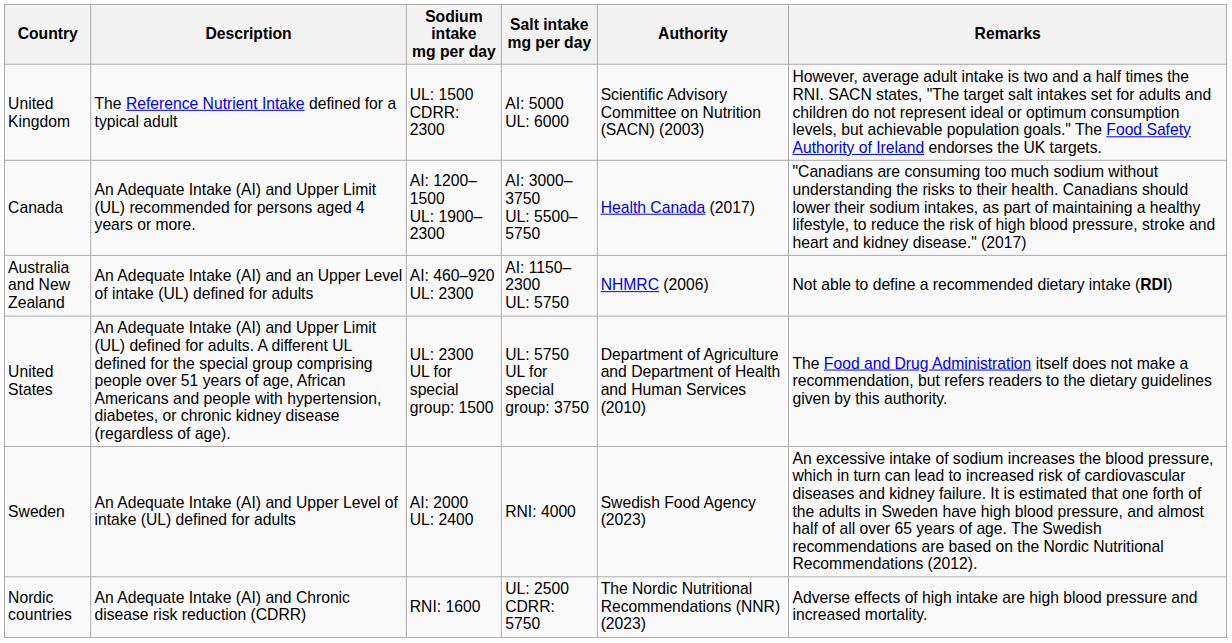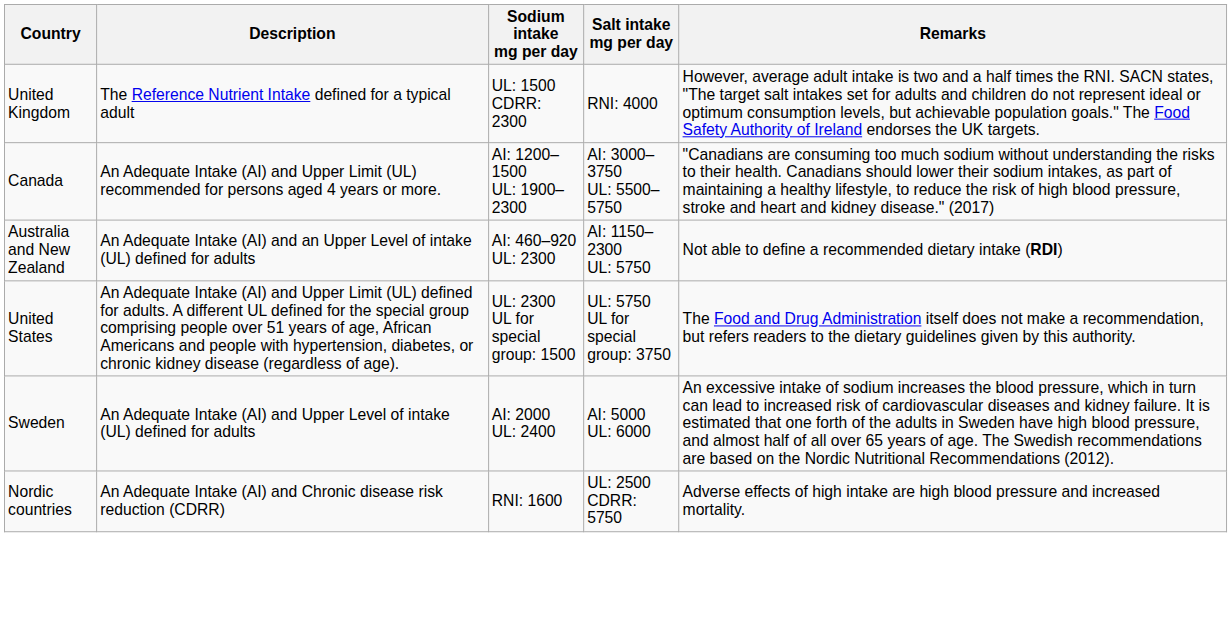- column: (693, 34)
(537, 112) AI: 5000 UL: 6000 -> (622, 103) RNI: 4000
(541, 511) RNI: 4000 -> (619, 423) AI: 5000 UL: 6000
